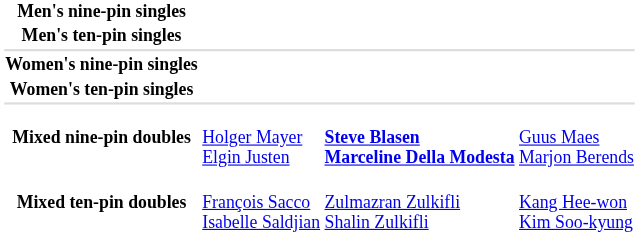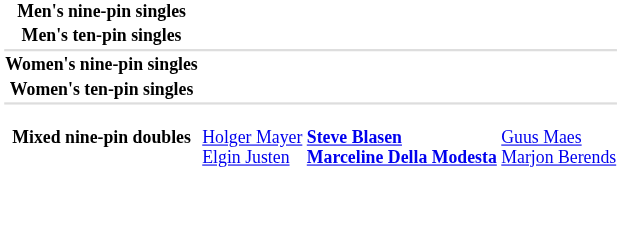- row: (102, 202)
